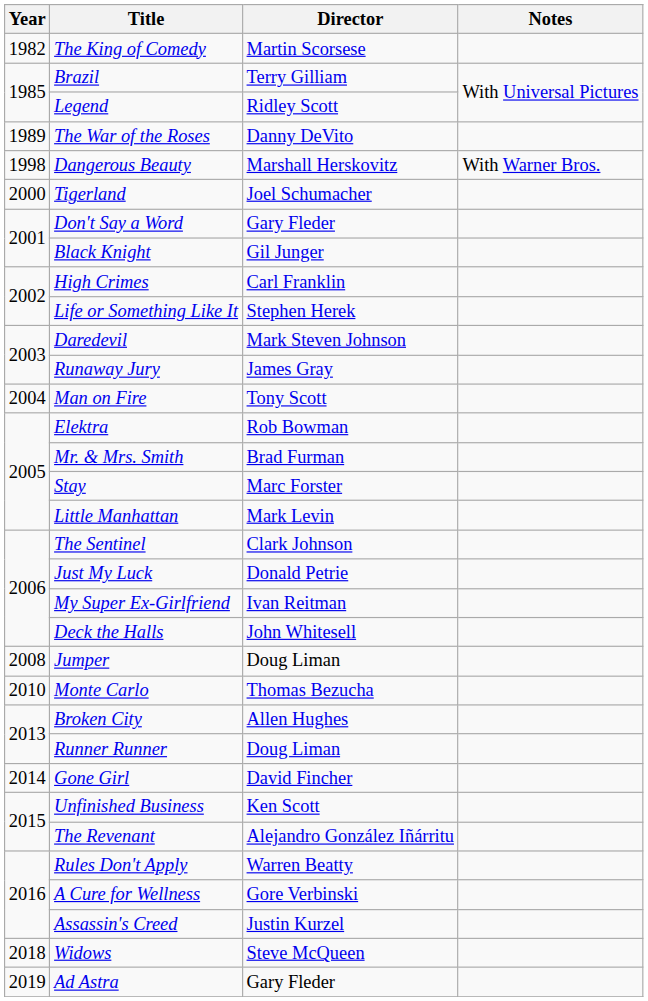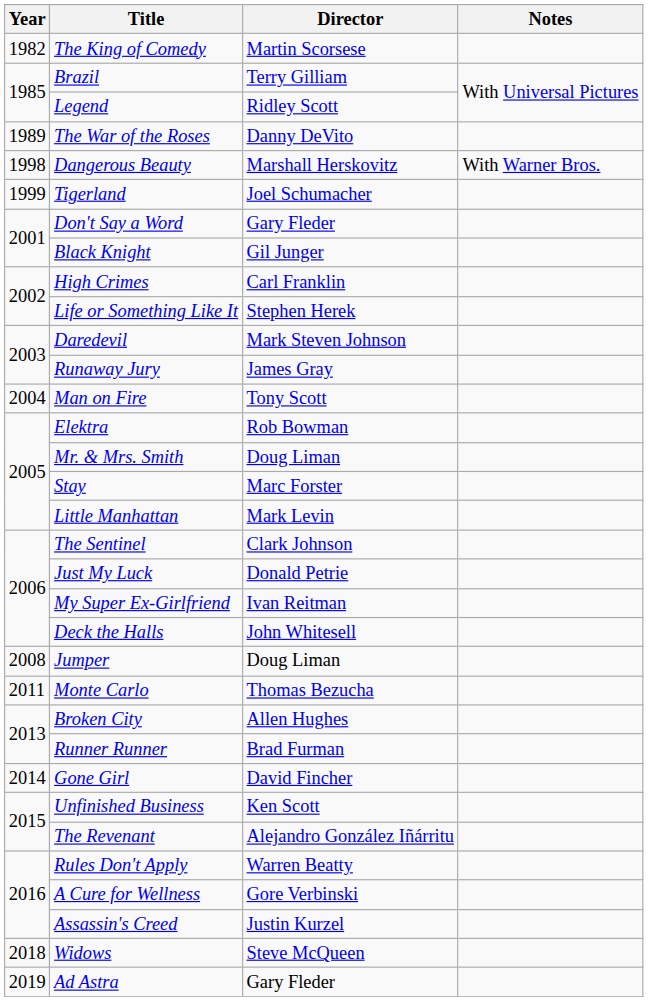(27, 194) 2000 -> (27, 194) 1999
(295, 456) Brad Furman -> (293, 456) Doug Liman
(27, 690) 2010 -> (27, 690) 2011
(293, 748) Doug Liman -> (295, 748) Brad Furman
